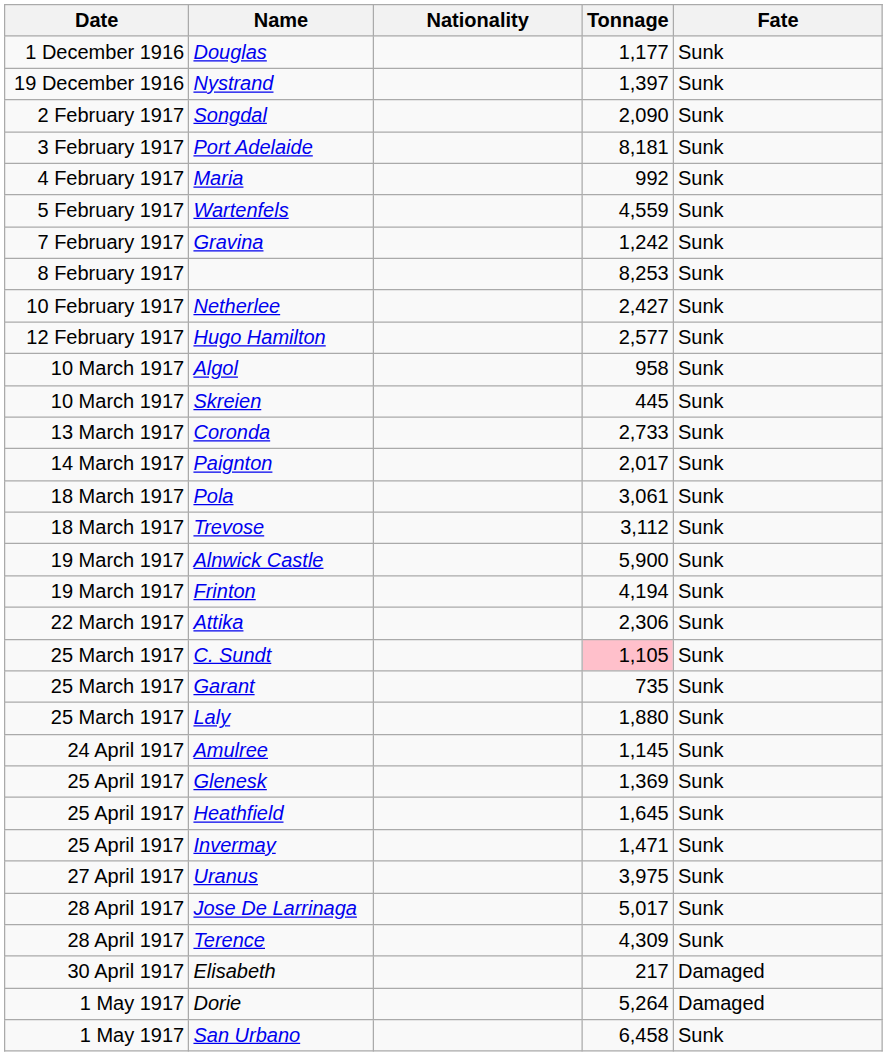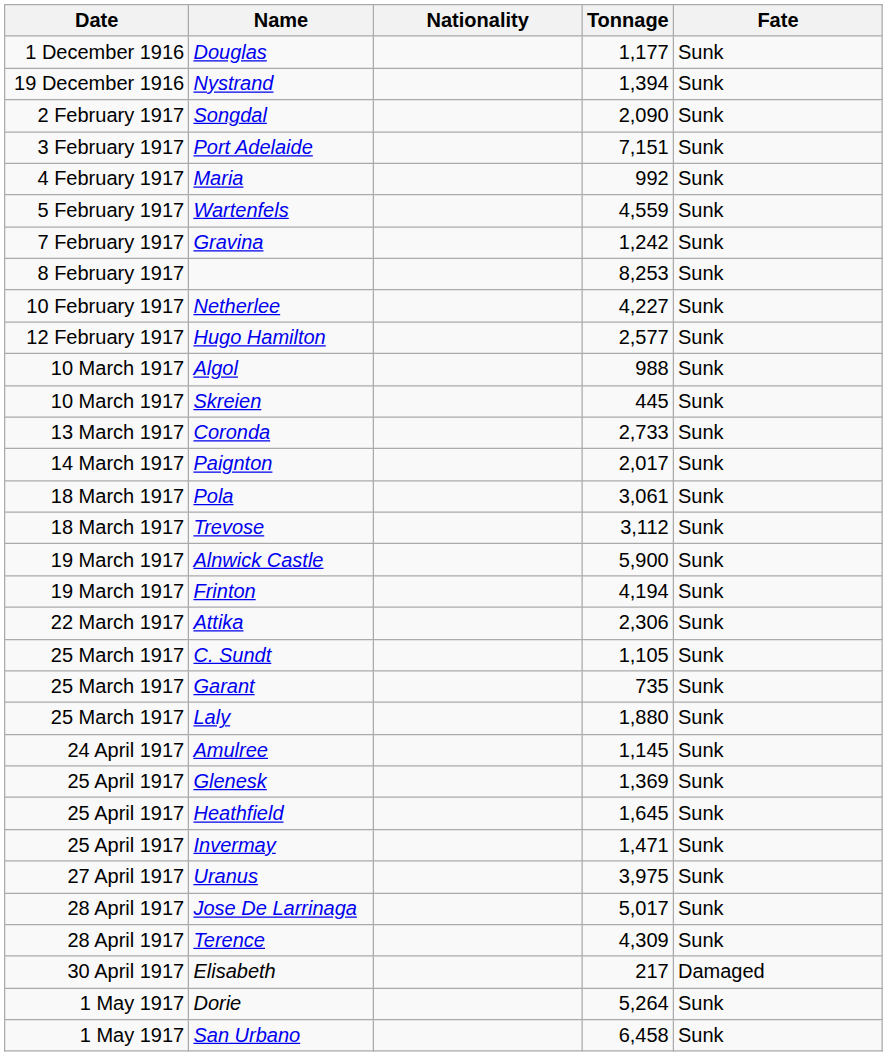(644, 83) 1,397 -> (644, 83) 1,394
(644, 147) 8,181 -> (644, 147) 7,151
(644, 305) 2,427 -> (644, 305) 4,227
(652, 369) 958 -> (652, 369) 988
(644, 654) pink background -> (644, 654) no background
(721, 1003) Damaged -> (701, 1003) Sunk
